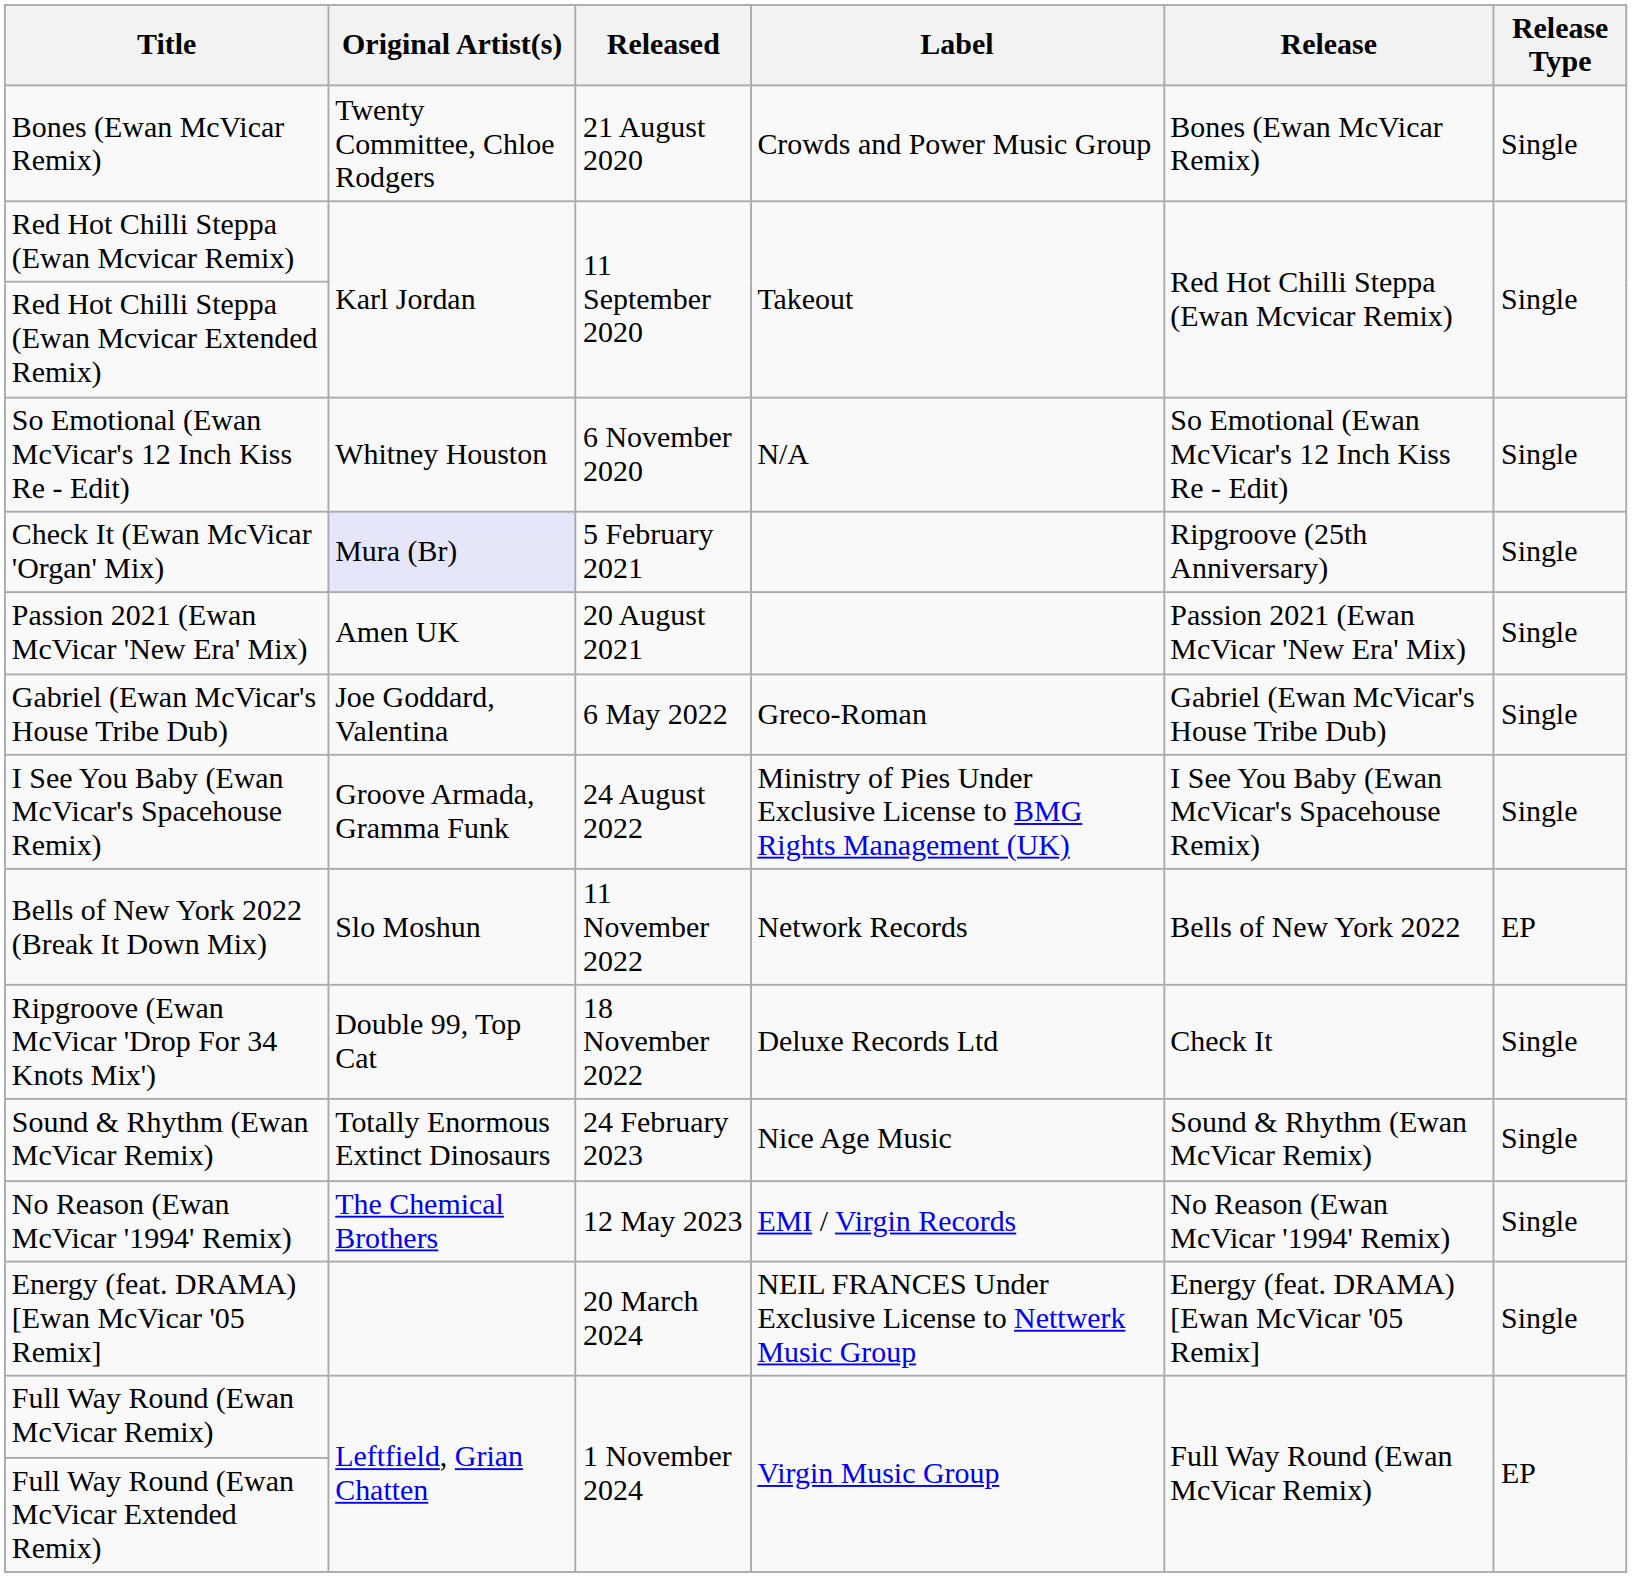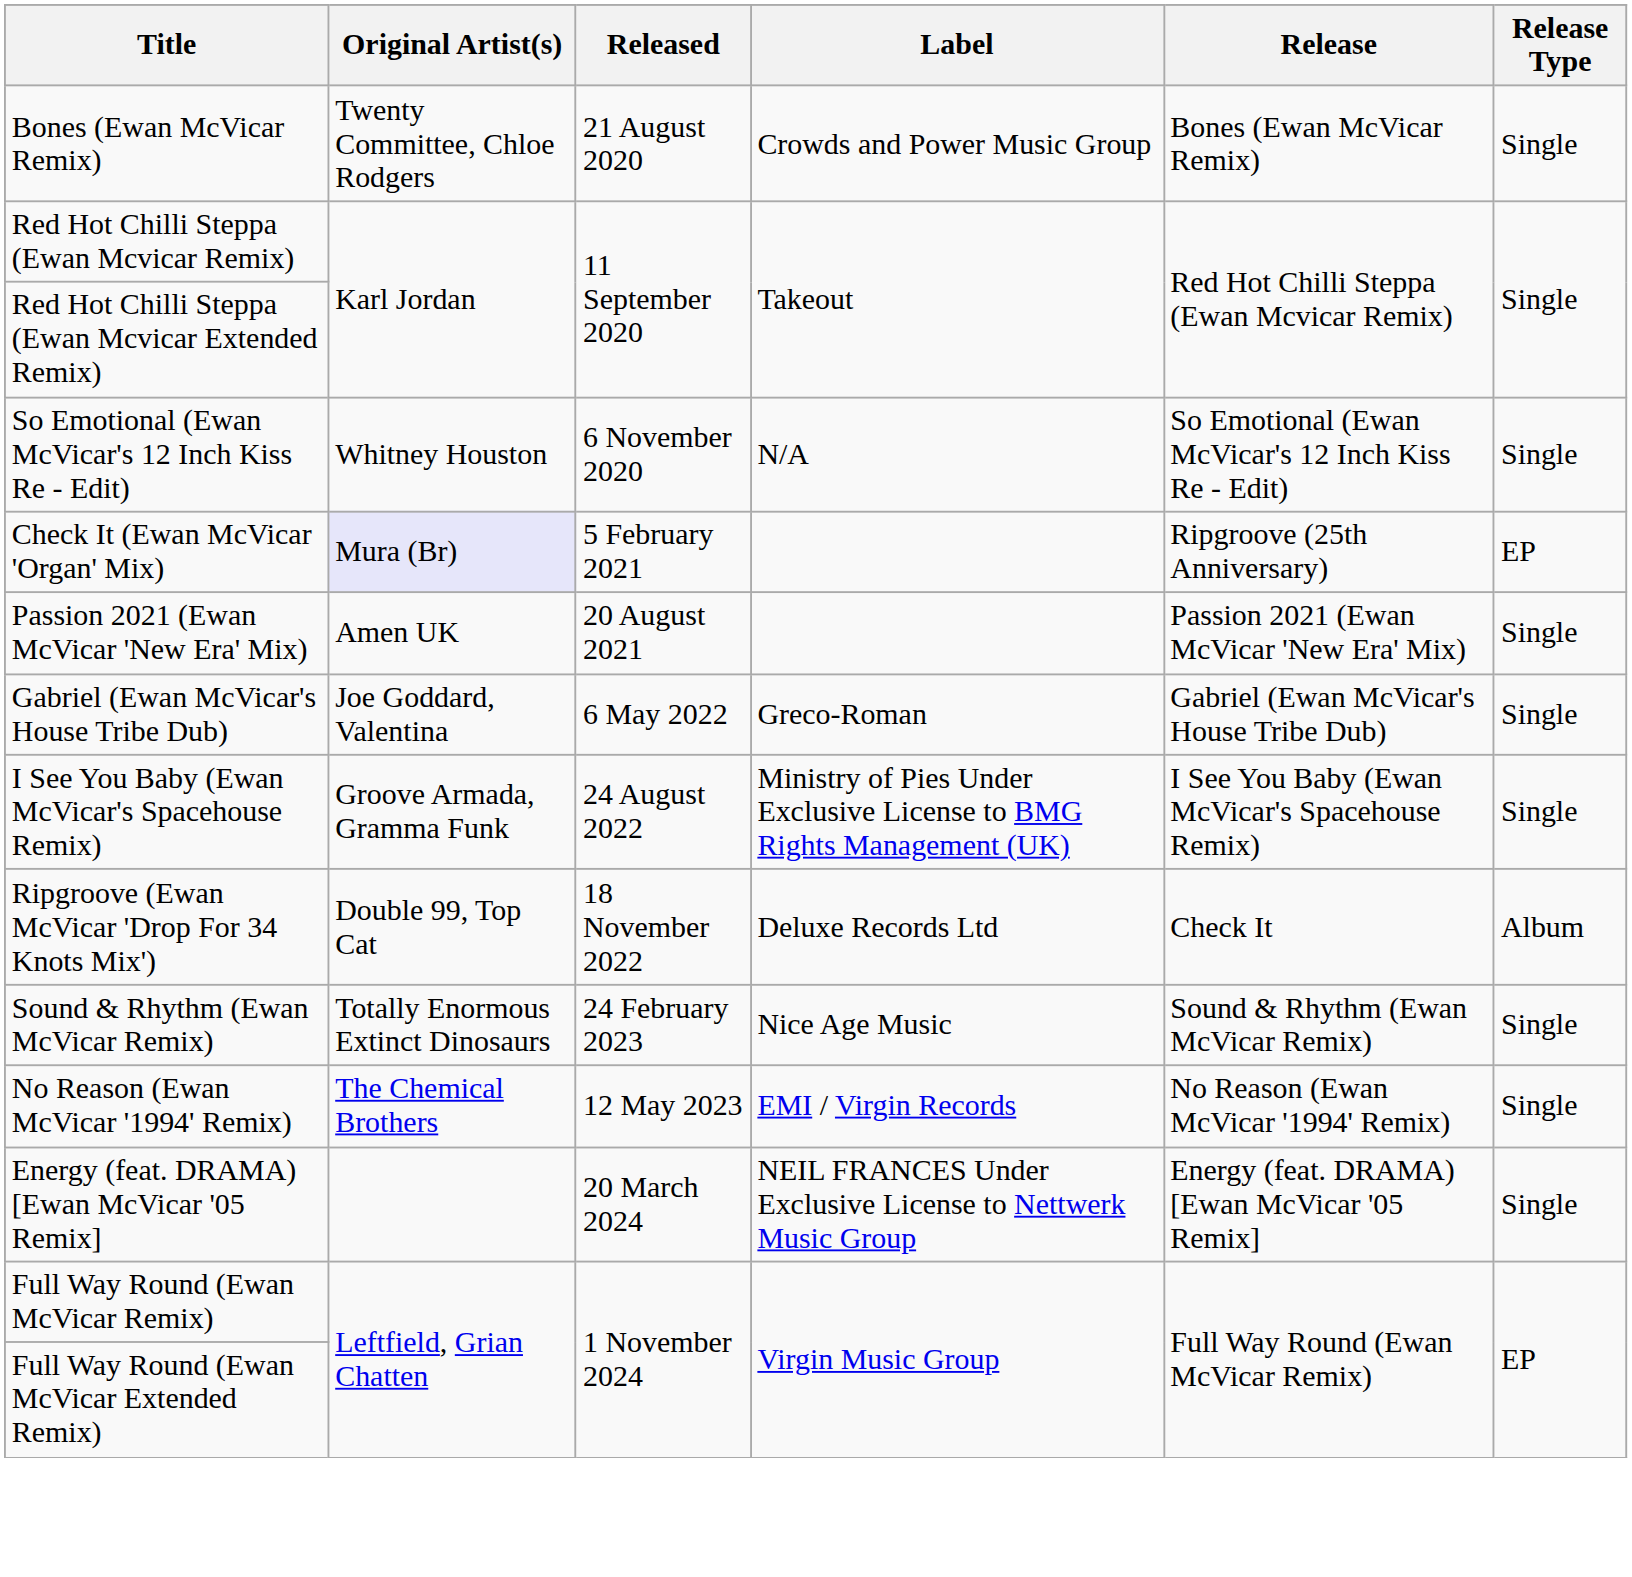(1539, 551) Single -> (1518, 551) EP
- row: (157, 926)
(1539, 1041) Single -> (1543, 926) Album
